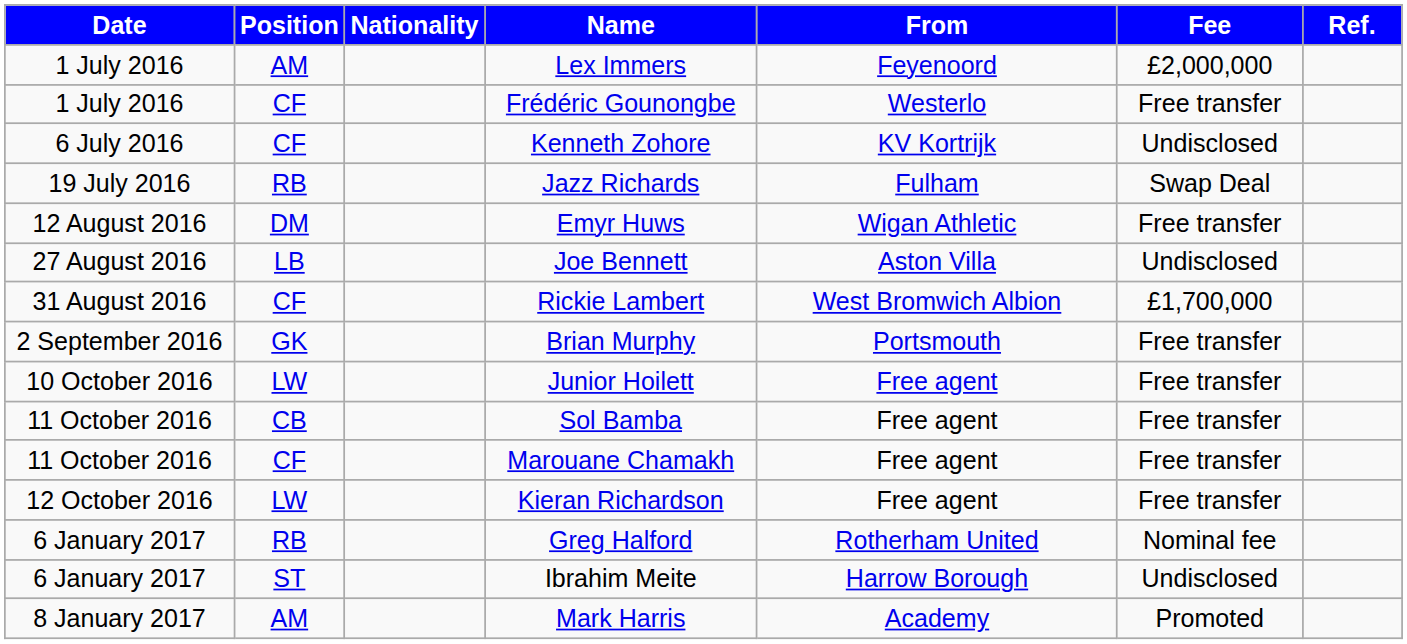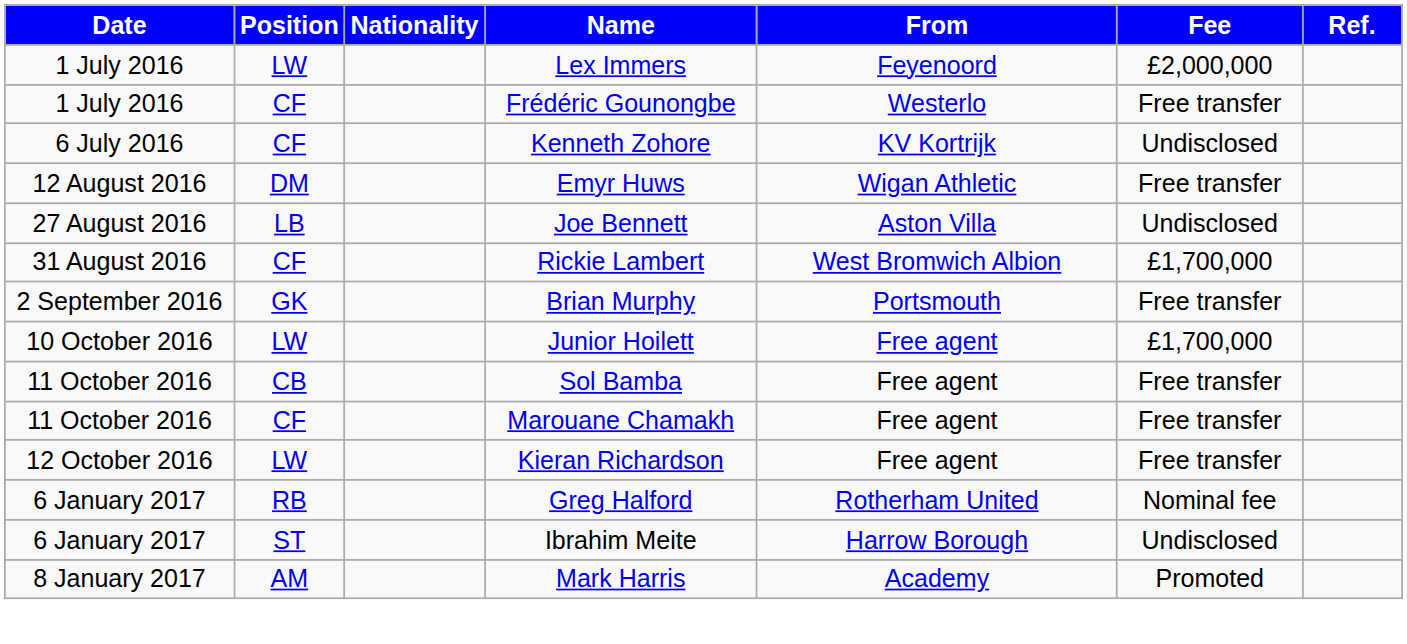(289, 65) AM -> (289, 65) LW
- row: (621, 183)
(1210, 381) Free transfer -> (1210, 342) £1,700,000
